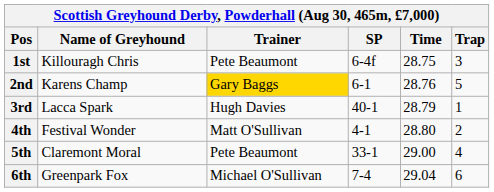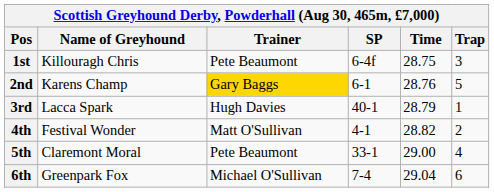(420, 130) 28.80 -> (420, 130) 28.82
